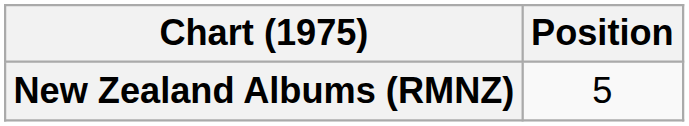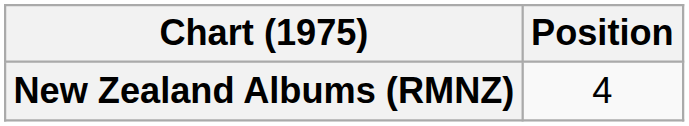(602, 90) 5 -> (602, 90) 4
